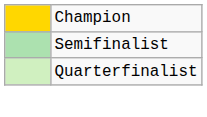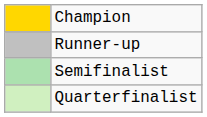+ row: (97, 44)
